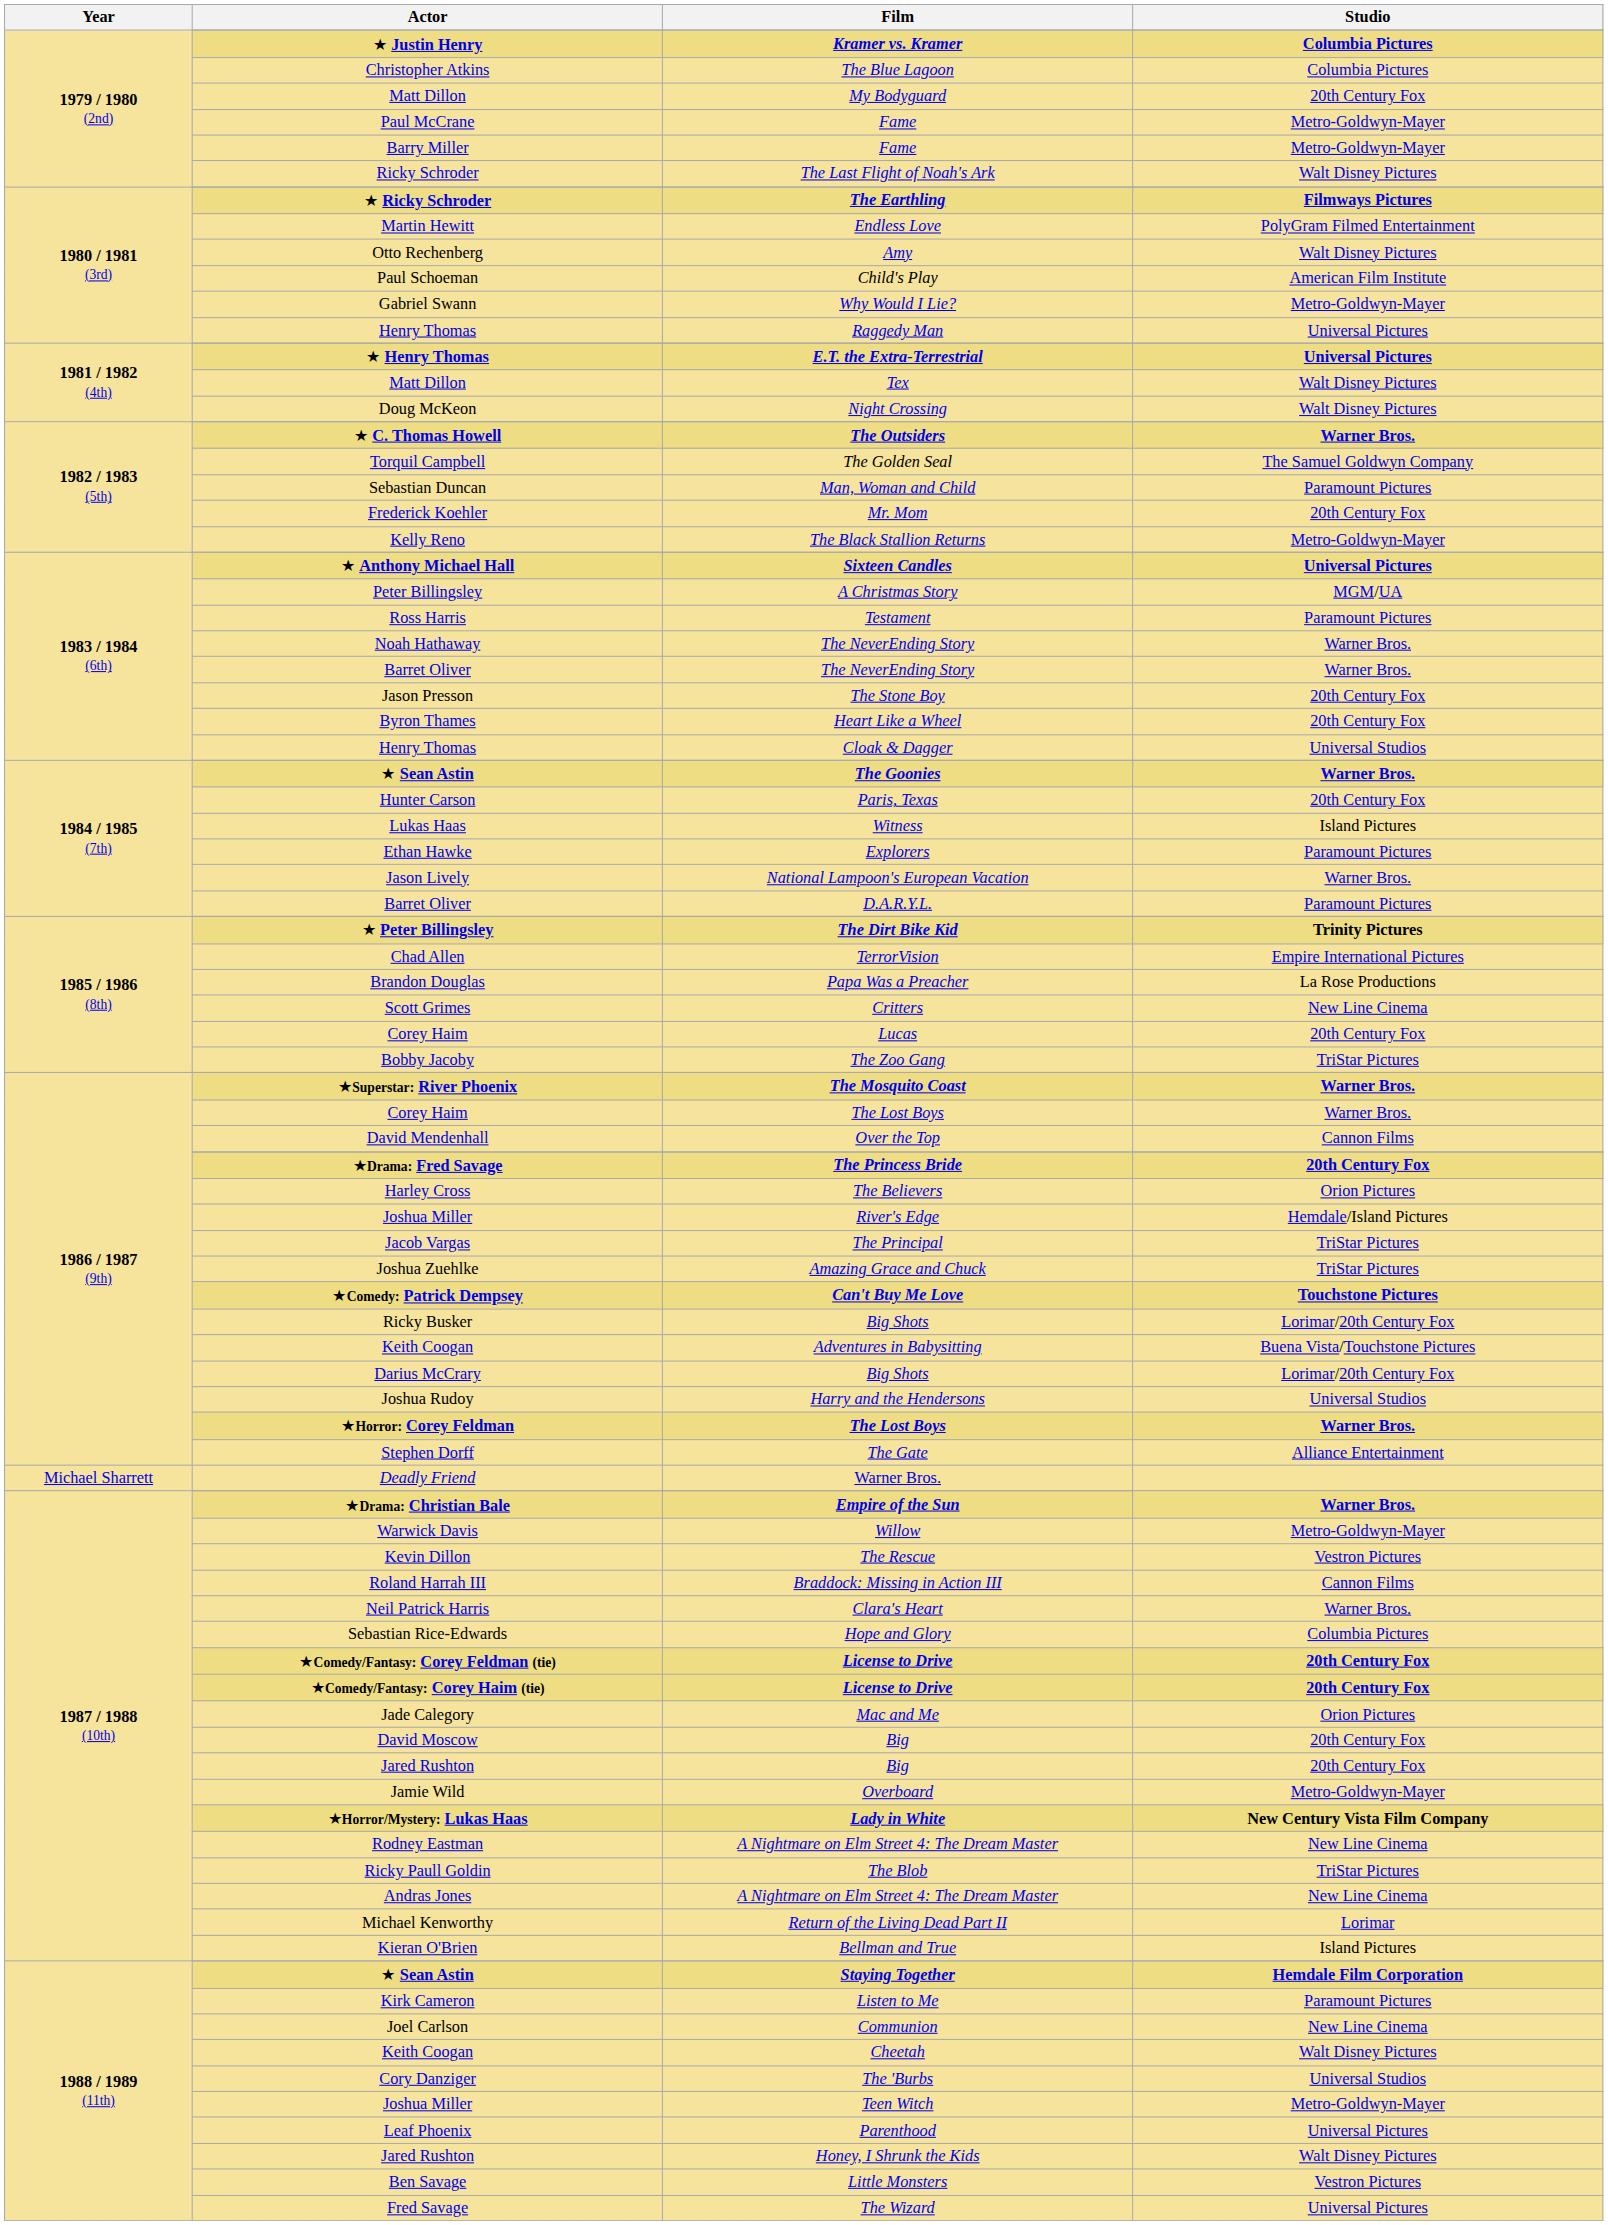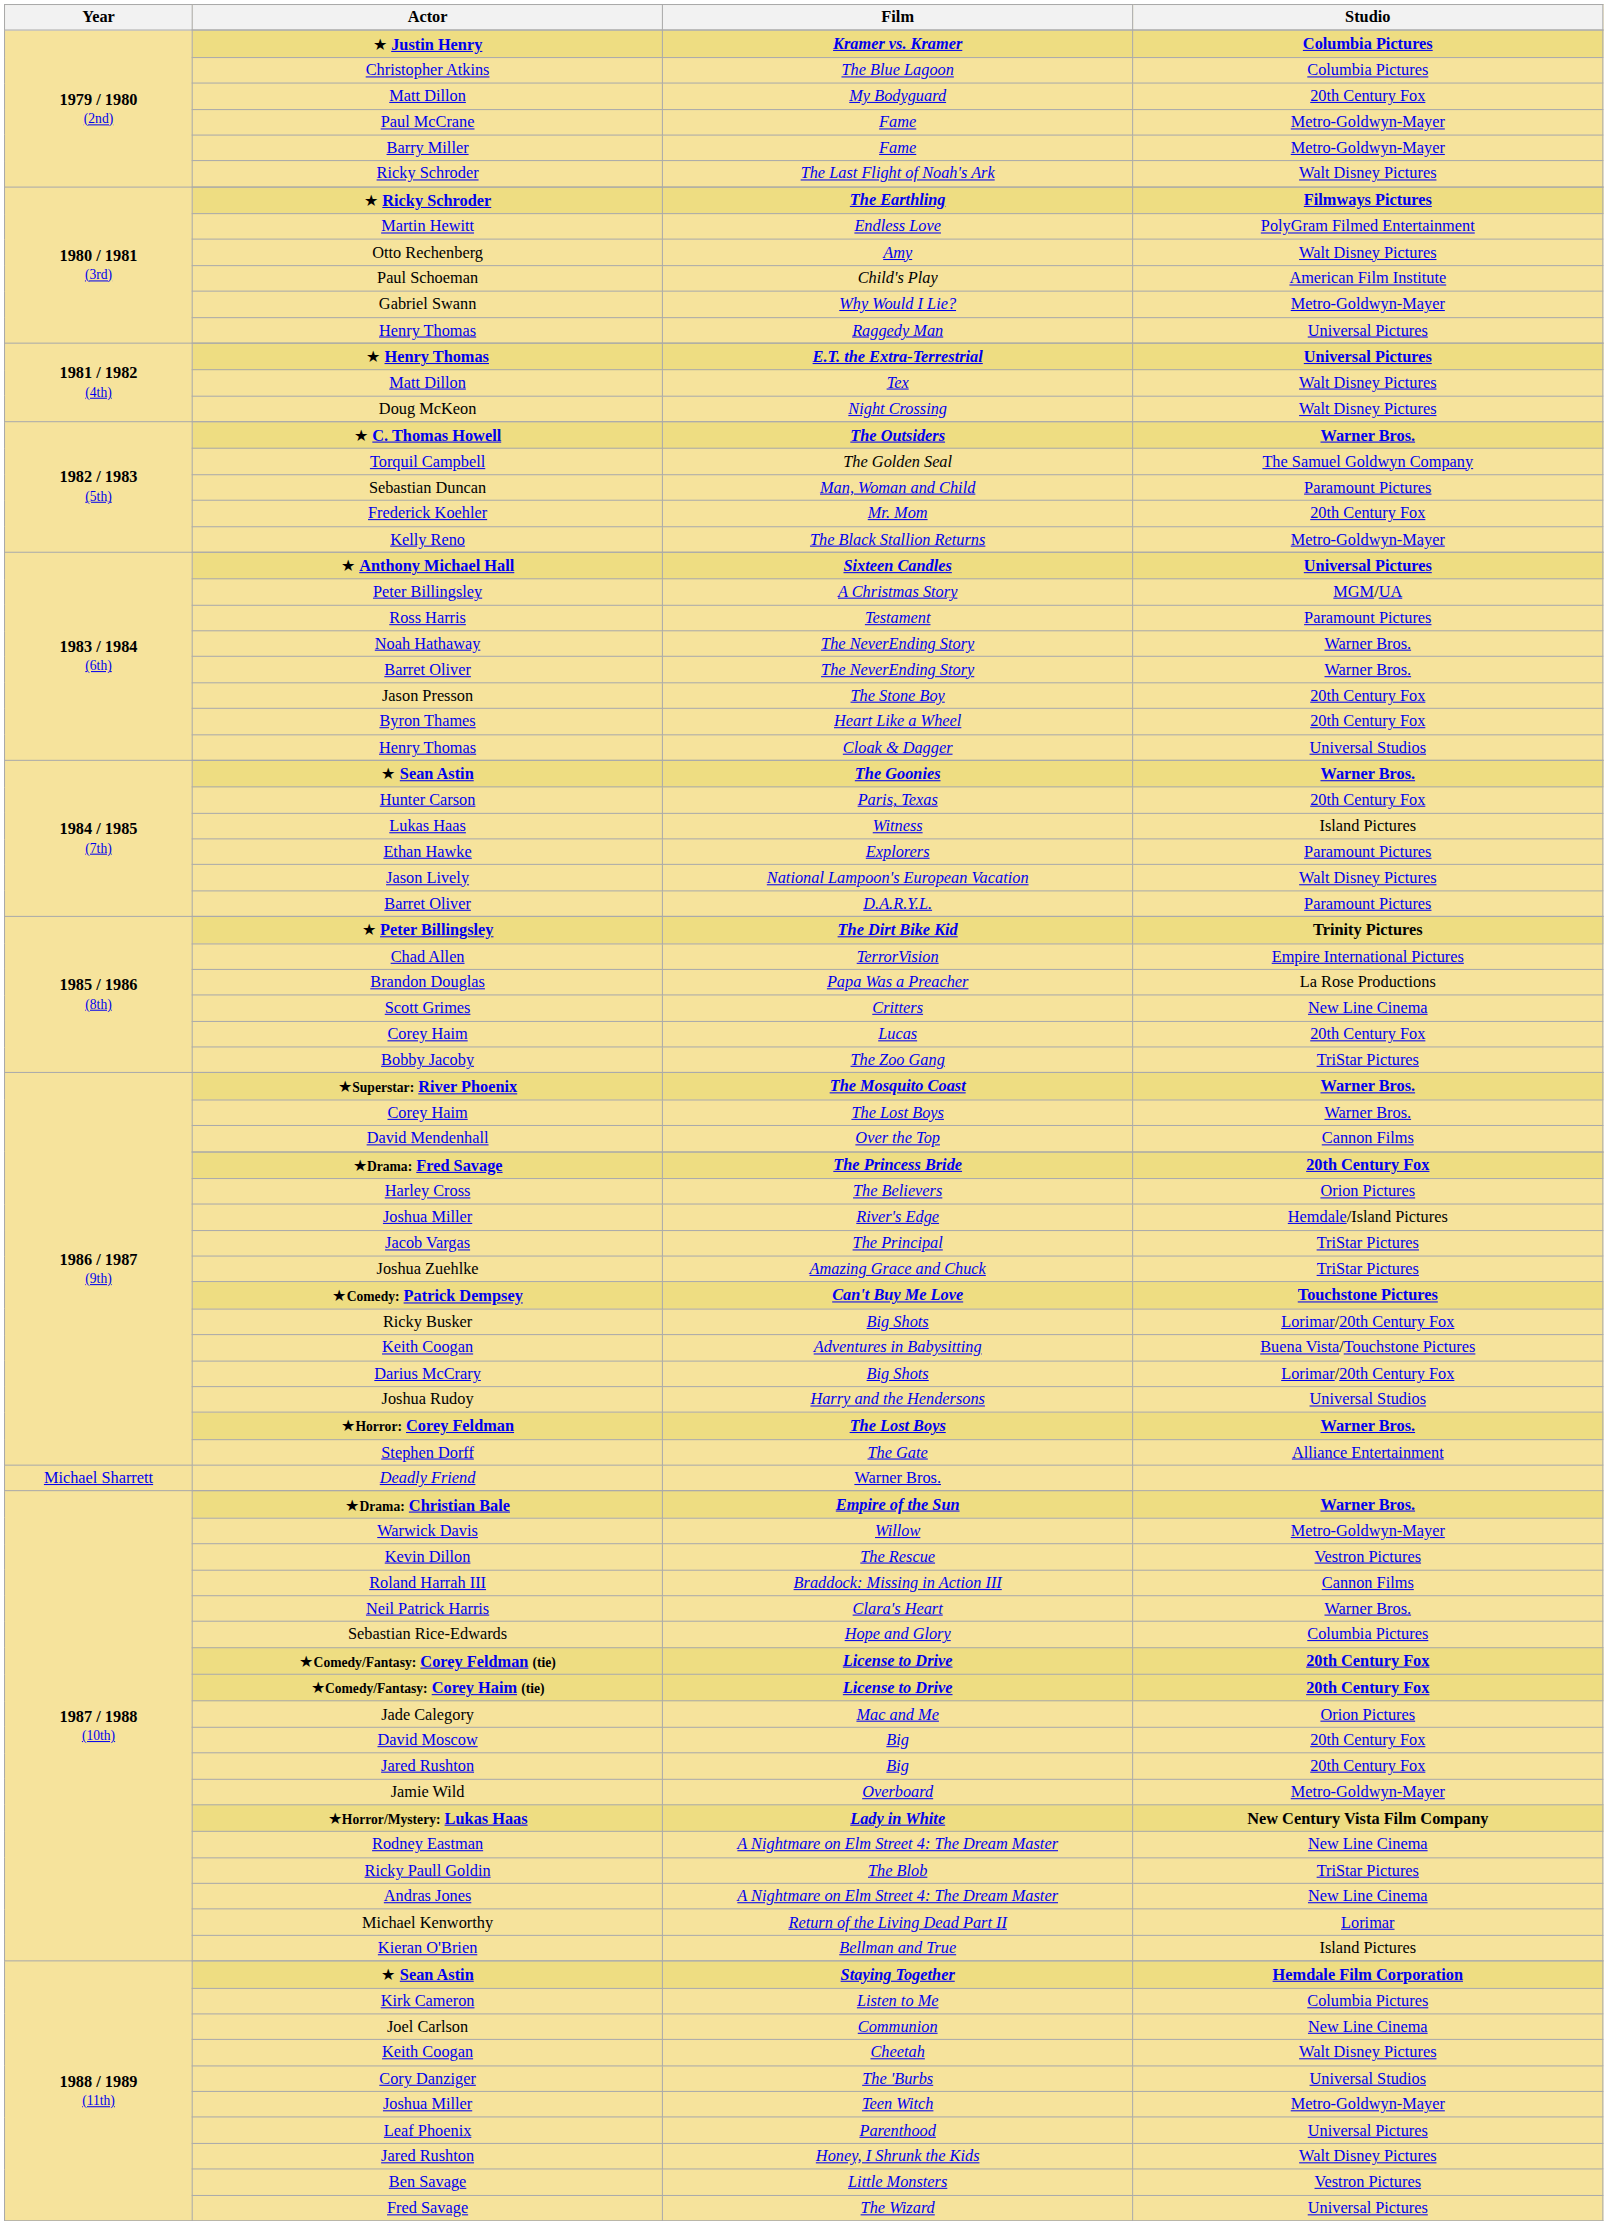(1368, 877) Warner Bros. -> (1368, 877) Walt Disney Pictures
(1368, 2000) Paramount Pictures -> (1368, 2000) Columbia Pictures
